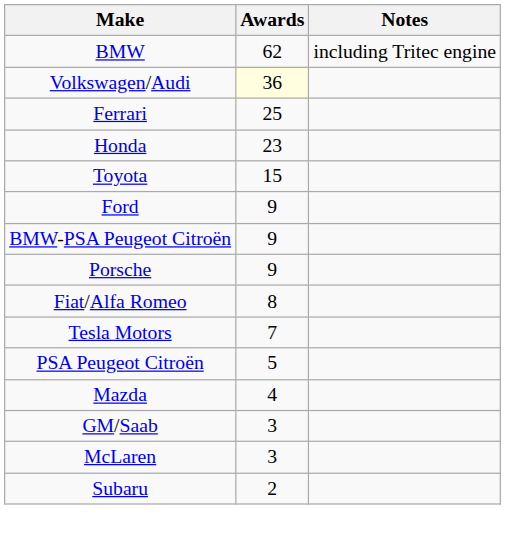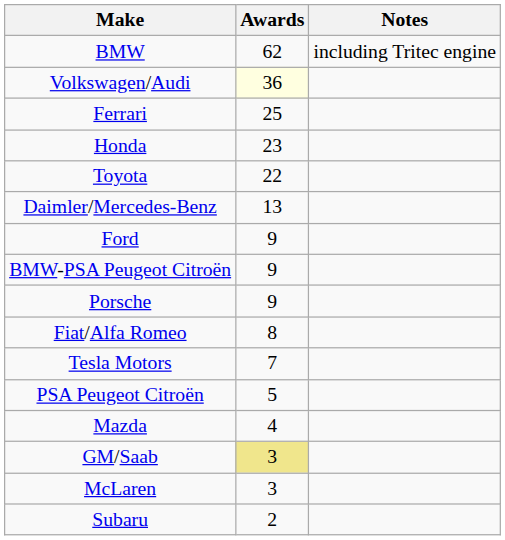(272, 176) 15 -> (272, 176) 22
+ row: (120, 207)
(272, 425) no background -> (272, 457) khaki background
